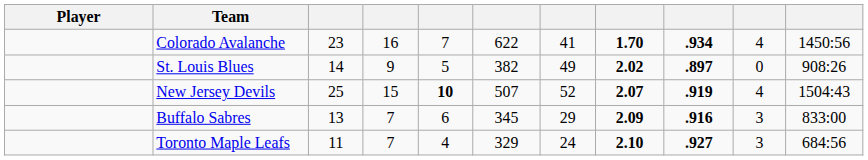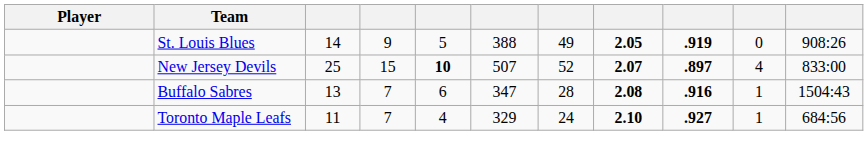- row: (221, 42)
(506, 67) 382 -> (504, 42) 388
(630, 67) 2.02 -> (628, 42) 2.05
(699, 67) .897 -> (698, 42) .919
(699, 92) .919 -> (698, 67) .897
(824, 92) 1504:43 -> (824, 67) 833:00
(506, 117) 345 -> (504, 92) 347
(568, 117) 29 -> (566, 92) 28
(630, 117) 2.09 -> (628, 92) 2.08
(759, 117) 3 -> (759, 92) 1
(824, 117) 833:00 -> (824, 92) 1504:43
(759, 142) 3 -> (759, 117) 1
